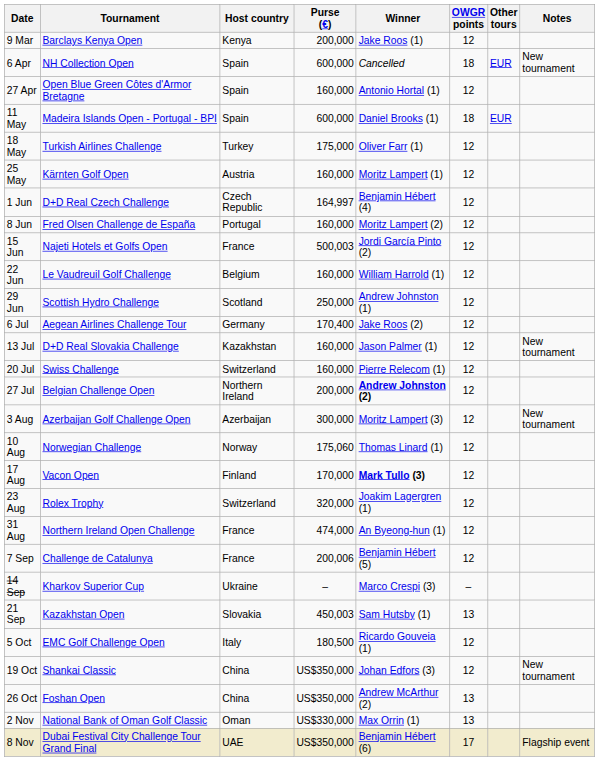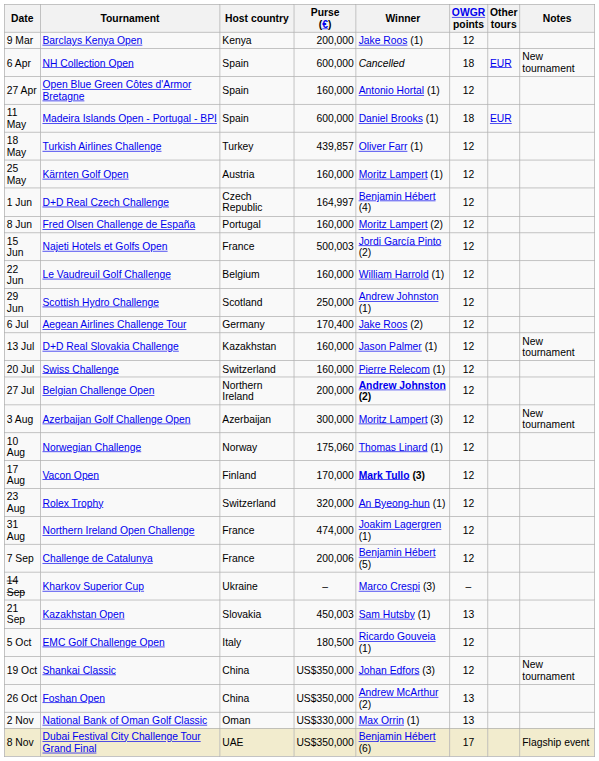(335, 147) 175,000 -> (335, 147) 439,857
(400, 503) Joakim Lagergren (1) -> (402, 503) An Byeong-hun (1)
(402, 531) An Byeong-hun (1) -> (400, 531) Joakim Lagergren (1)
